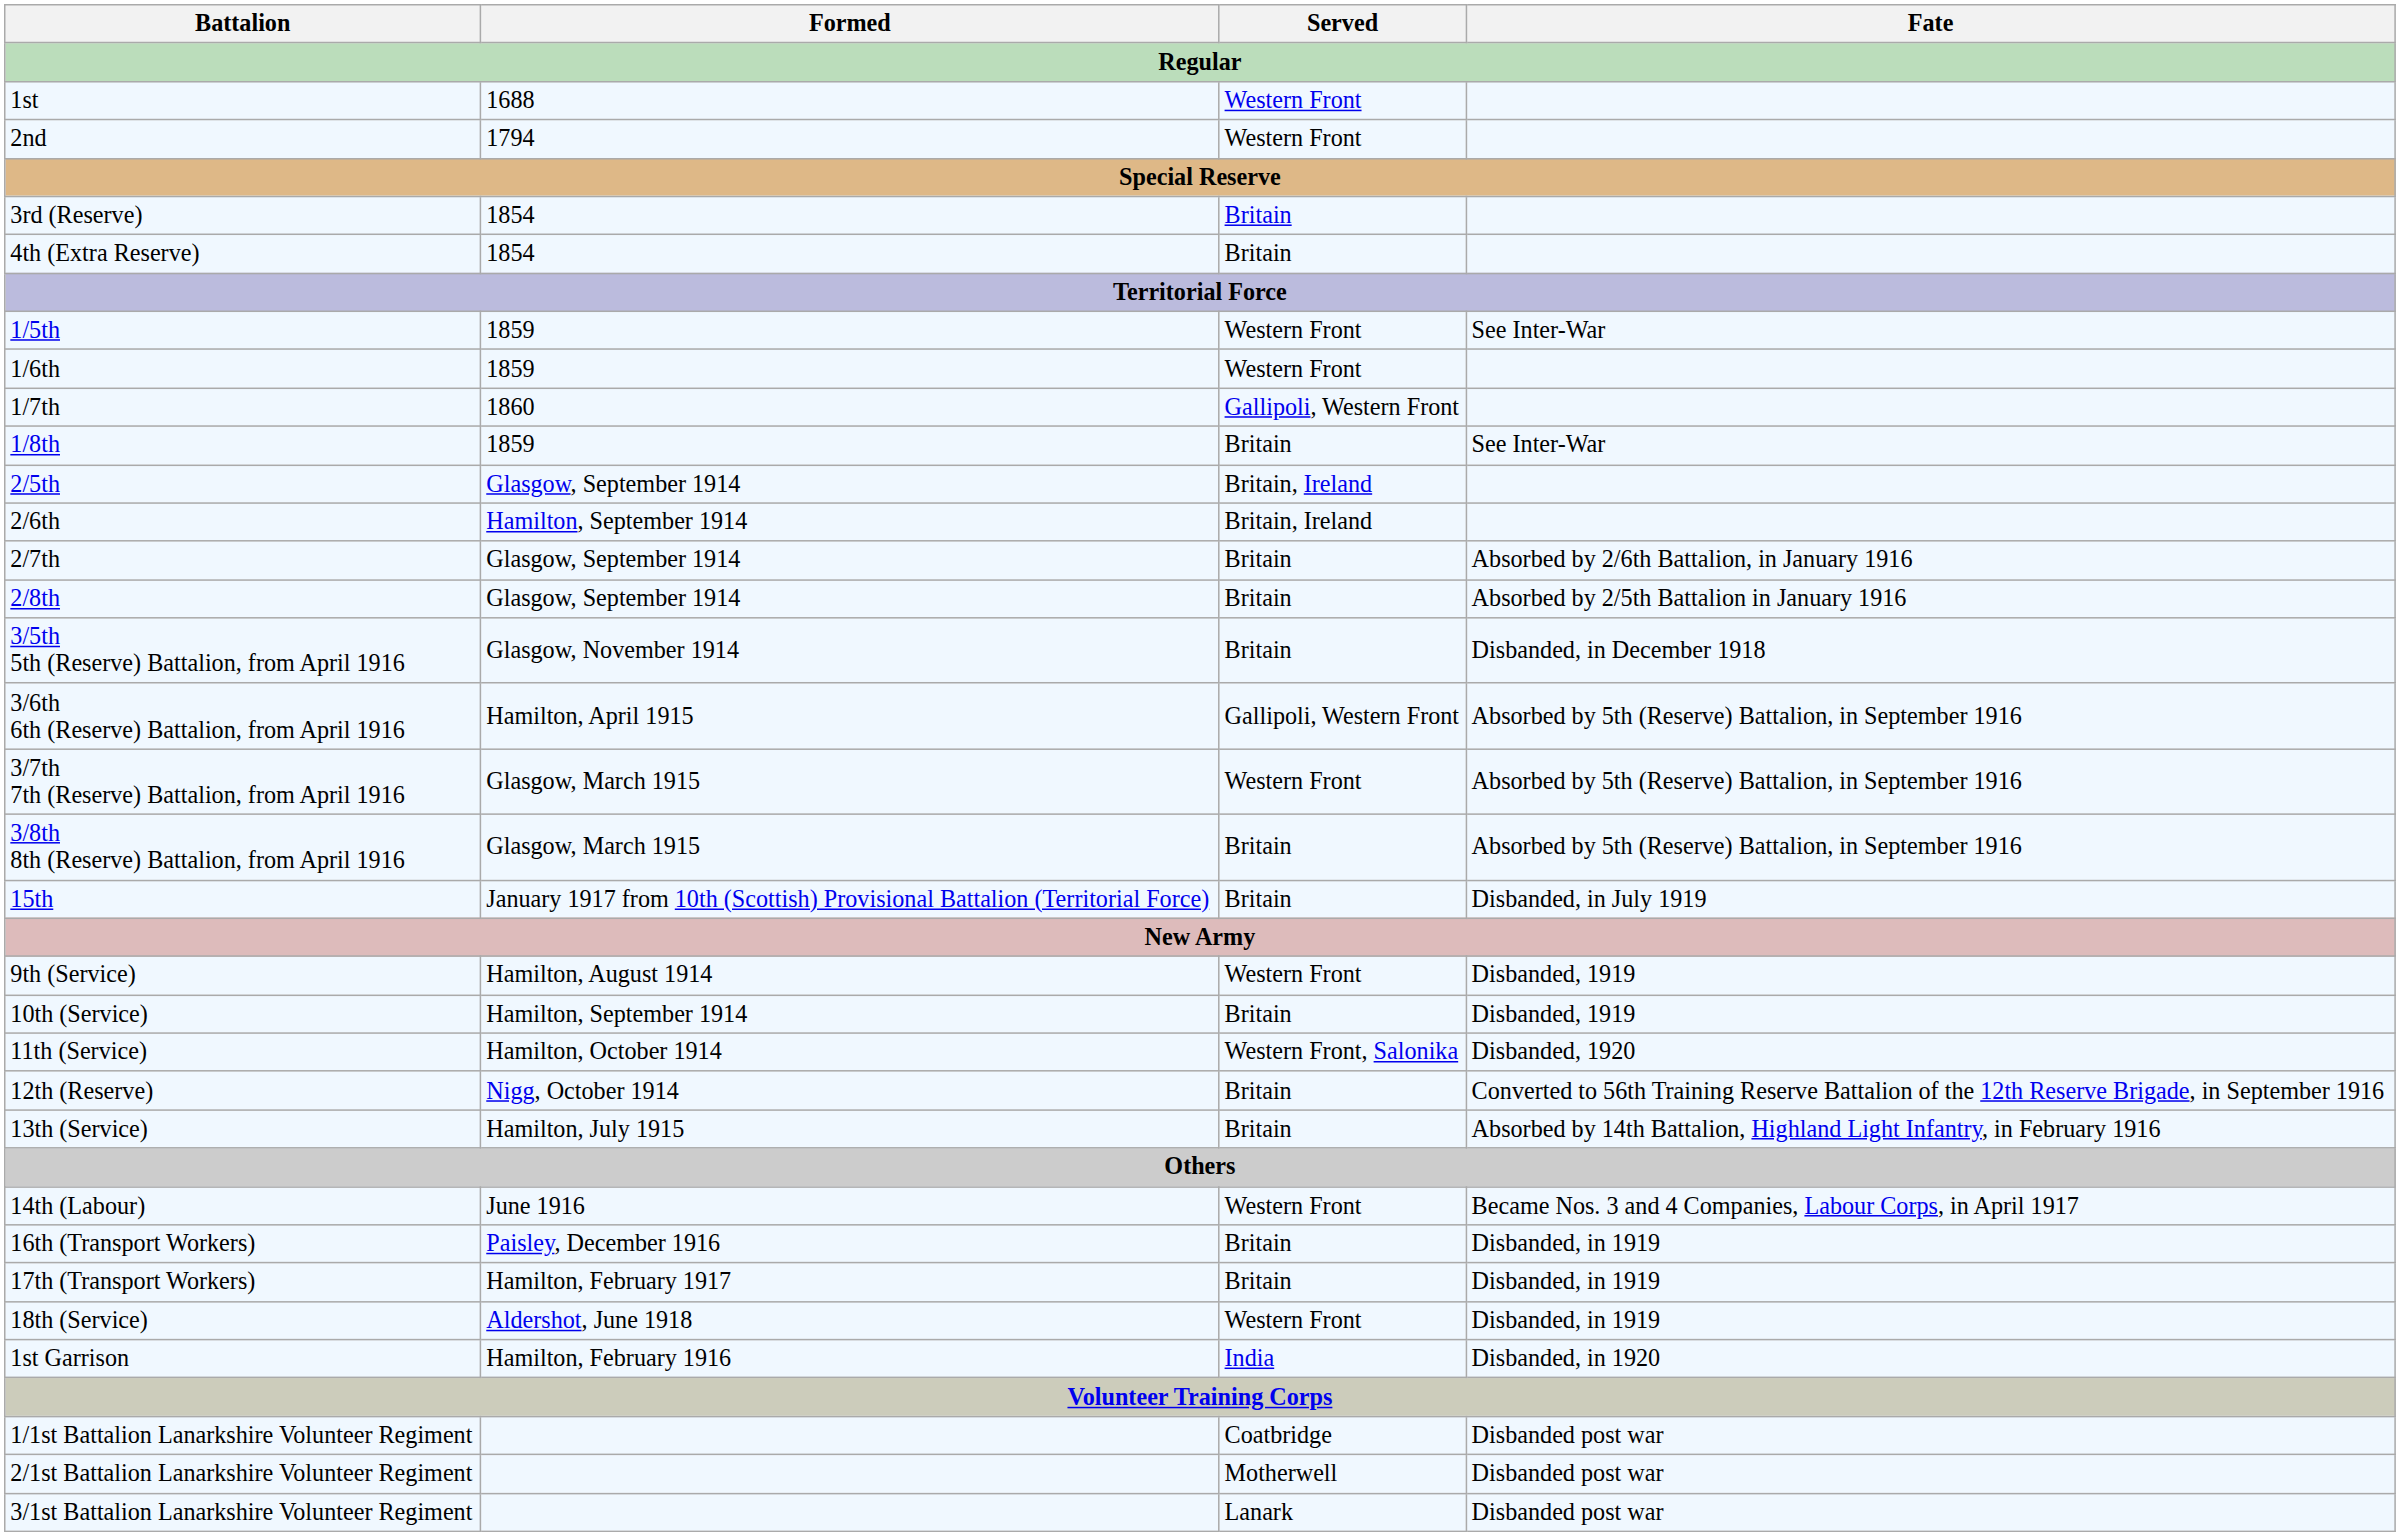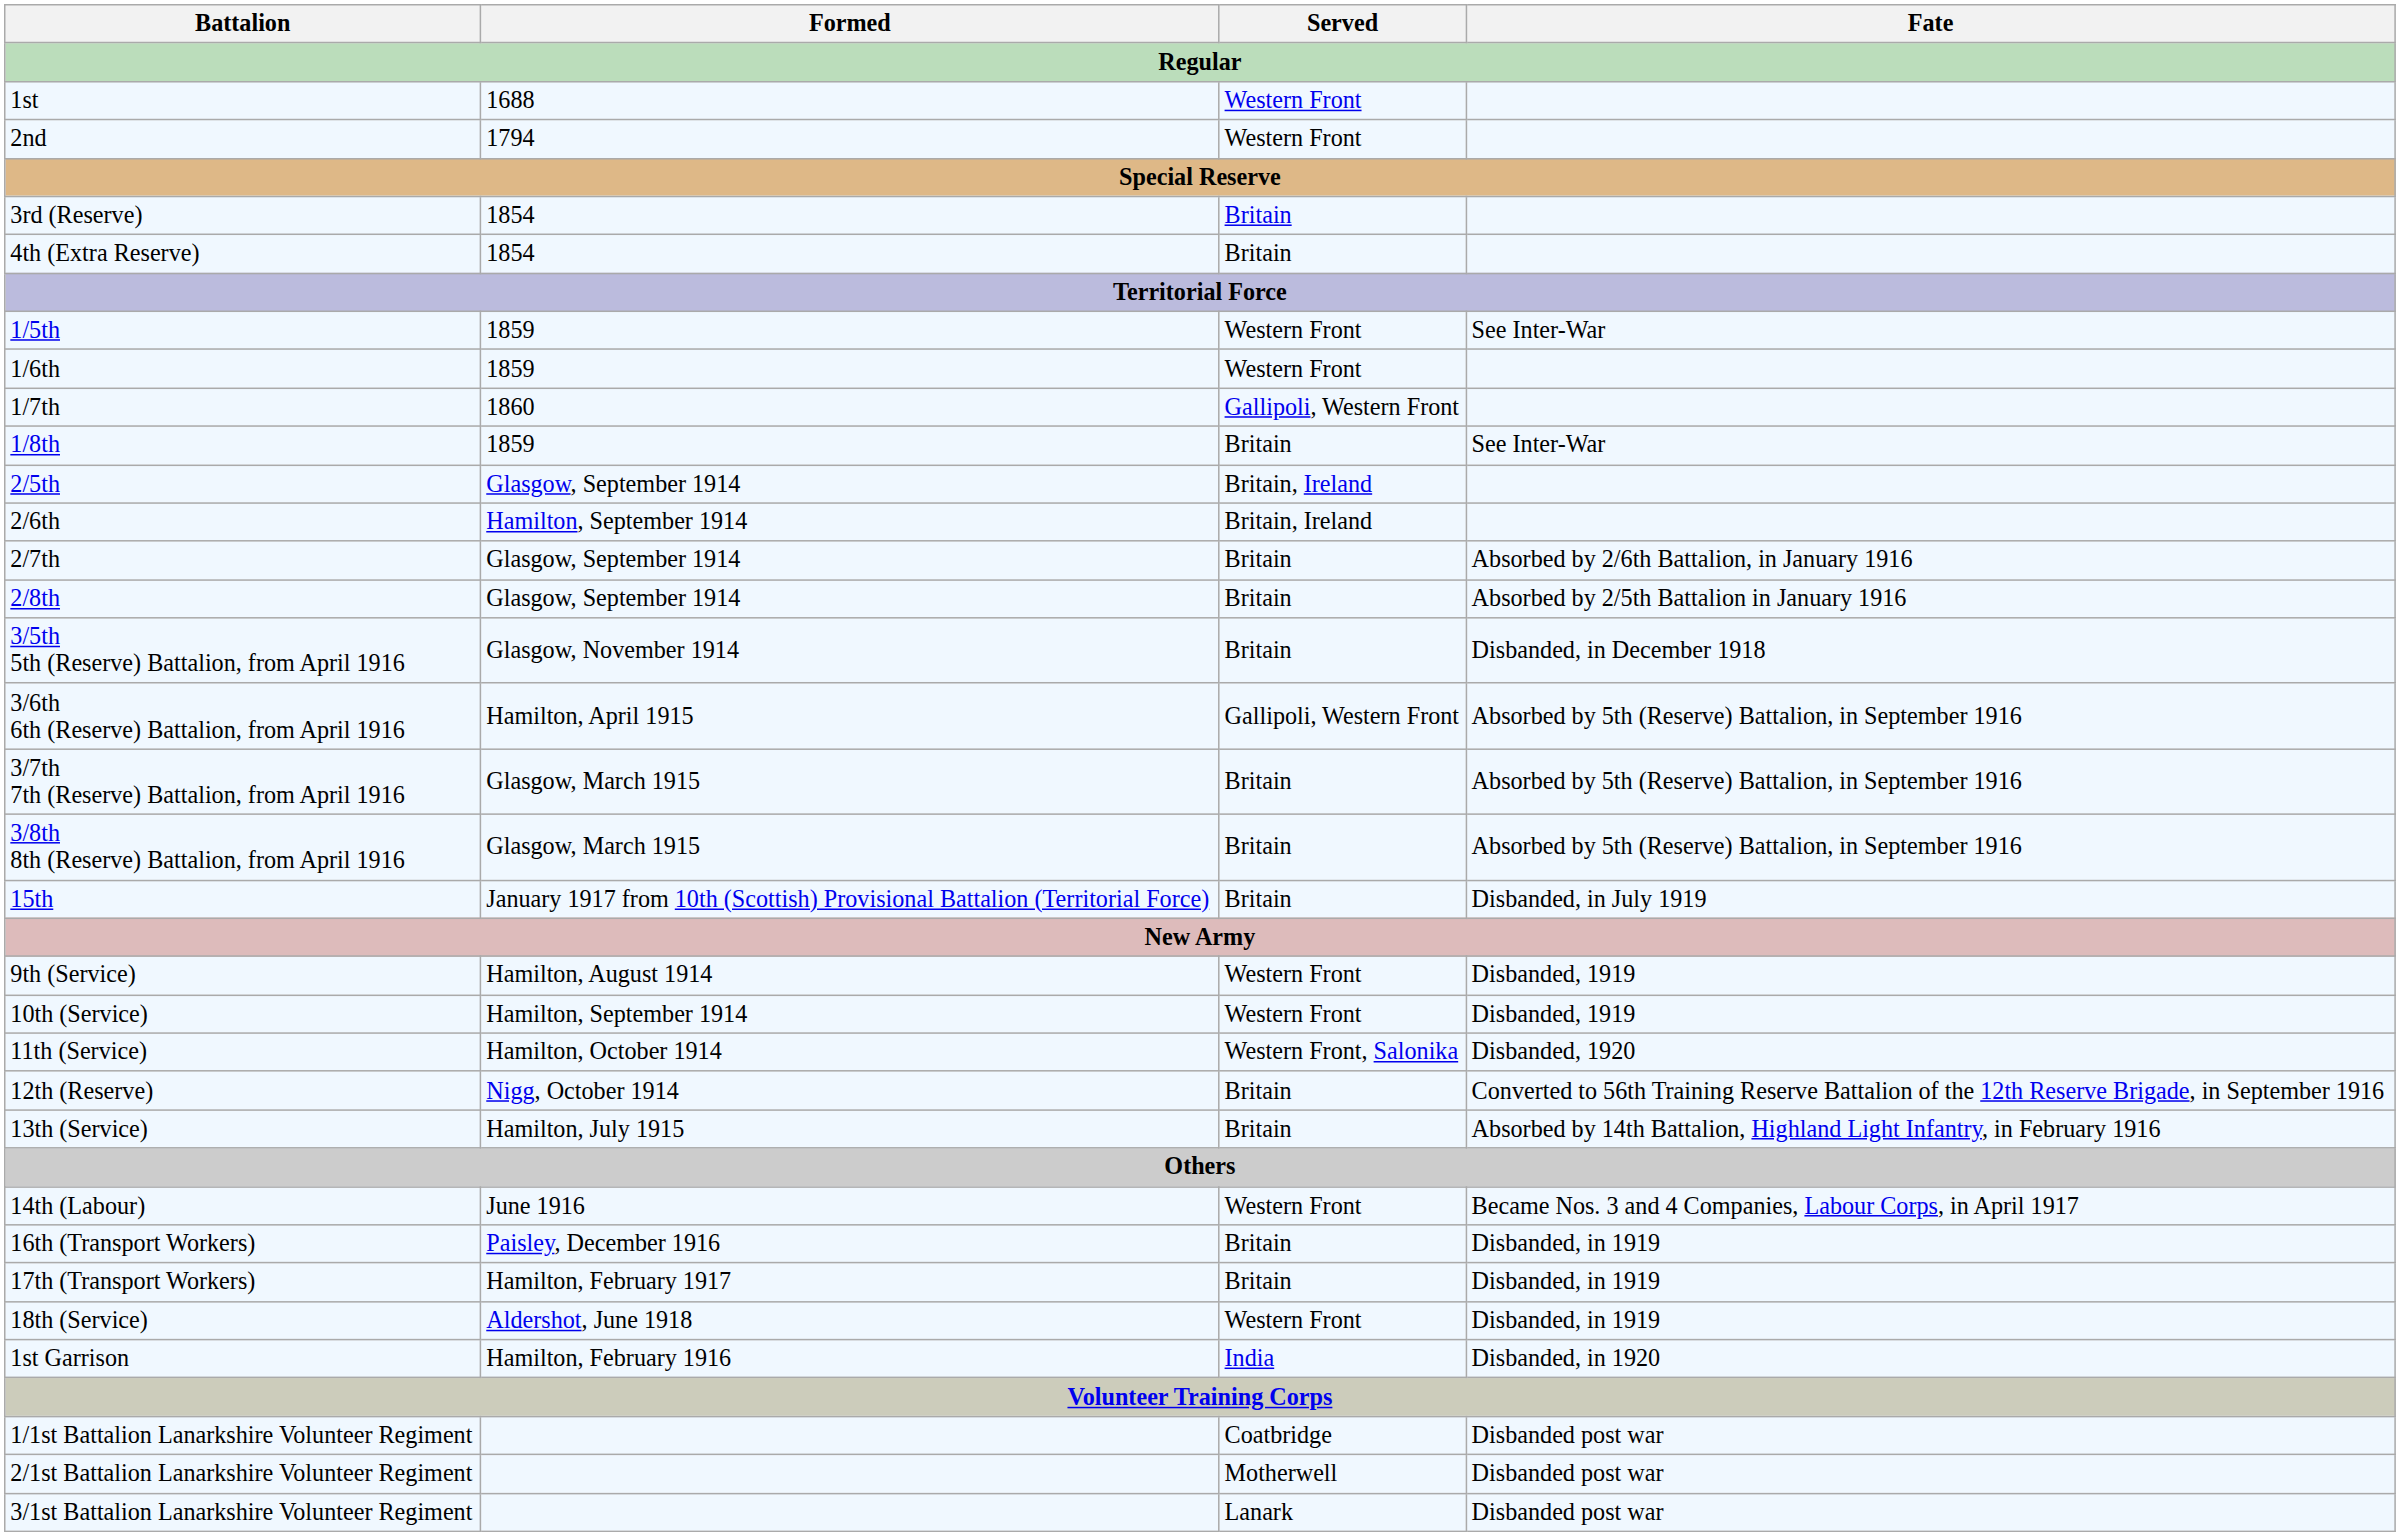(1293, 781) Western Front -> (1258, 781) Britain
(1258, 1013) Britain -> (1293, 1013) Western Front
